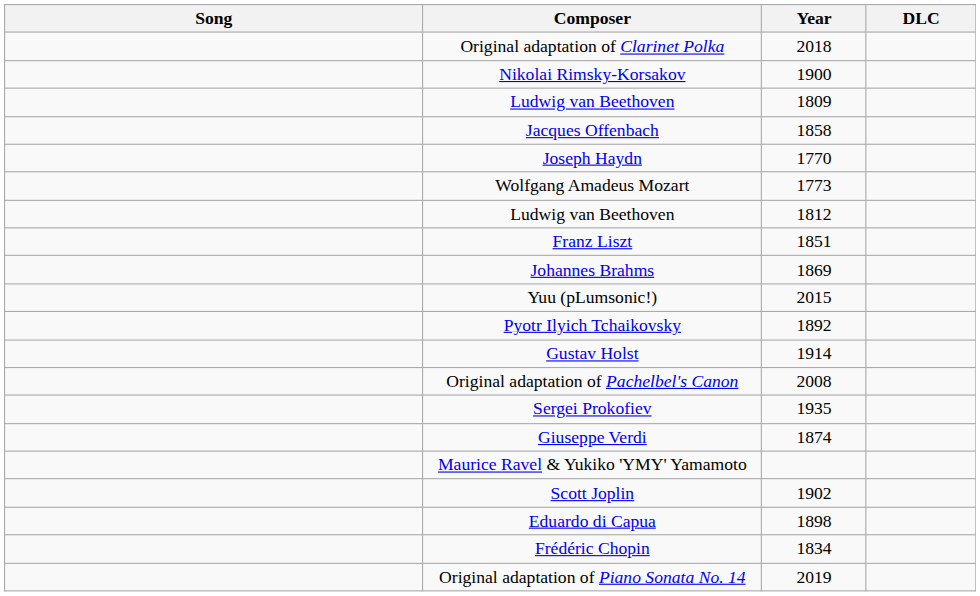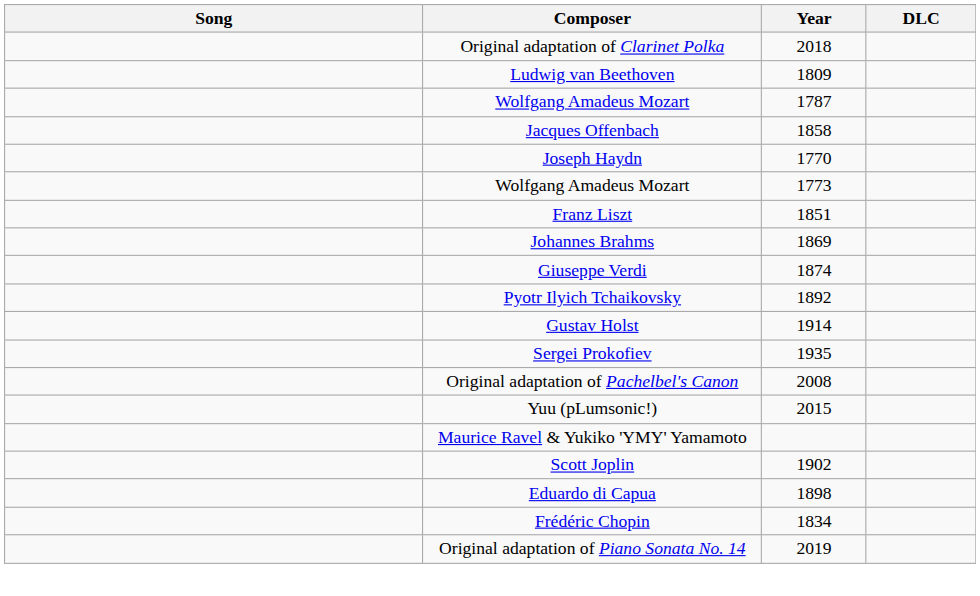- row: (592, 74)
+ row: (592, 102)
- row: (592, 213)
rows swapped: (592, 437) <-> (592, 297)
rows swapped: (592, 409) <-> (592, 381)
